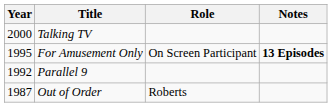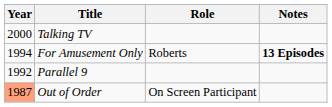(20, 53) 1995 -> (20, 53) 1994
(202, 53) On Screen Participant -> (168, 53) Roberts
(20, 92) no background -> (20, 92) lightsalmon background
(168, 92) Roberts -> (202, 92) On Screen Participant
